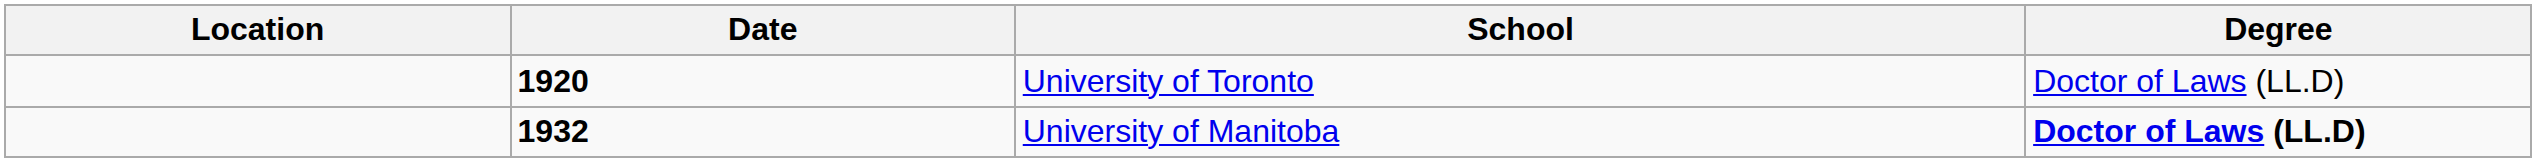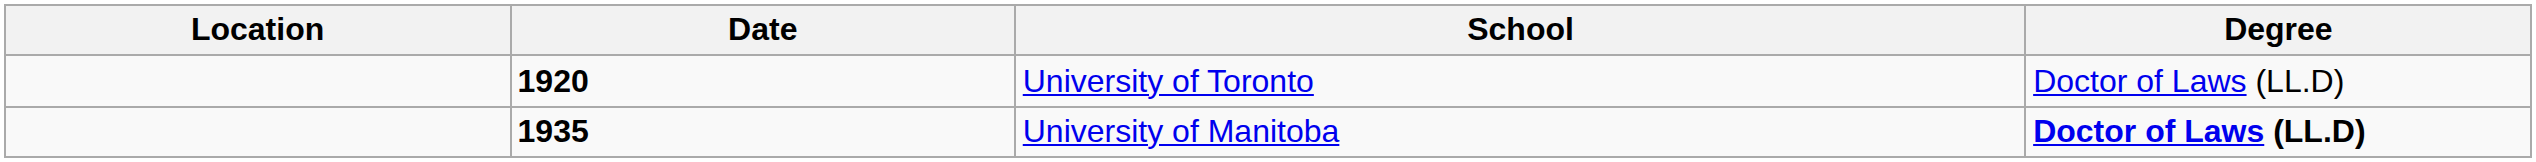(553, 131) 1932 -> (553, 131) 1935
